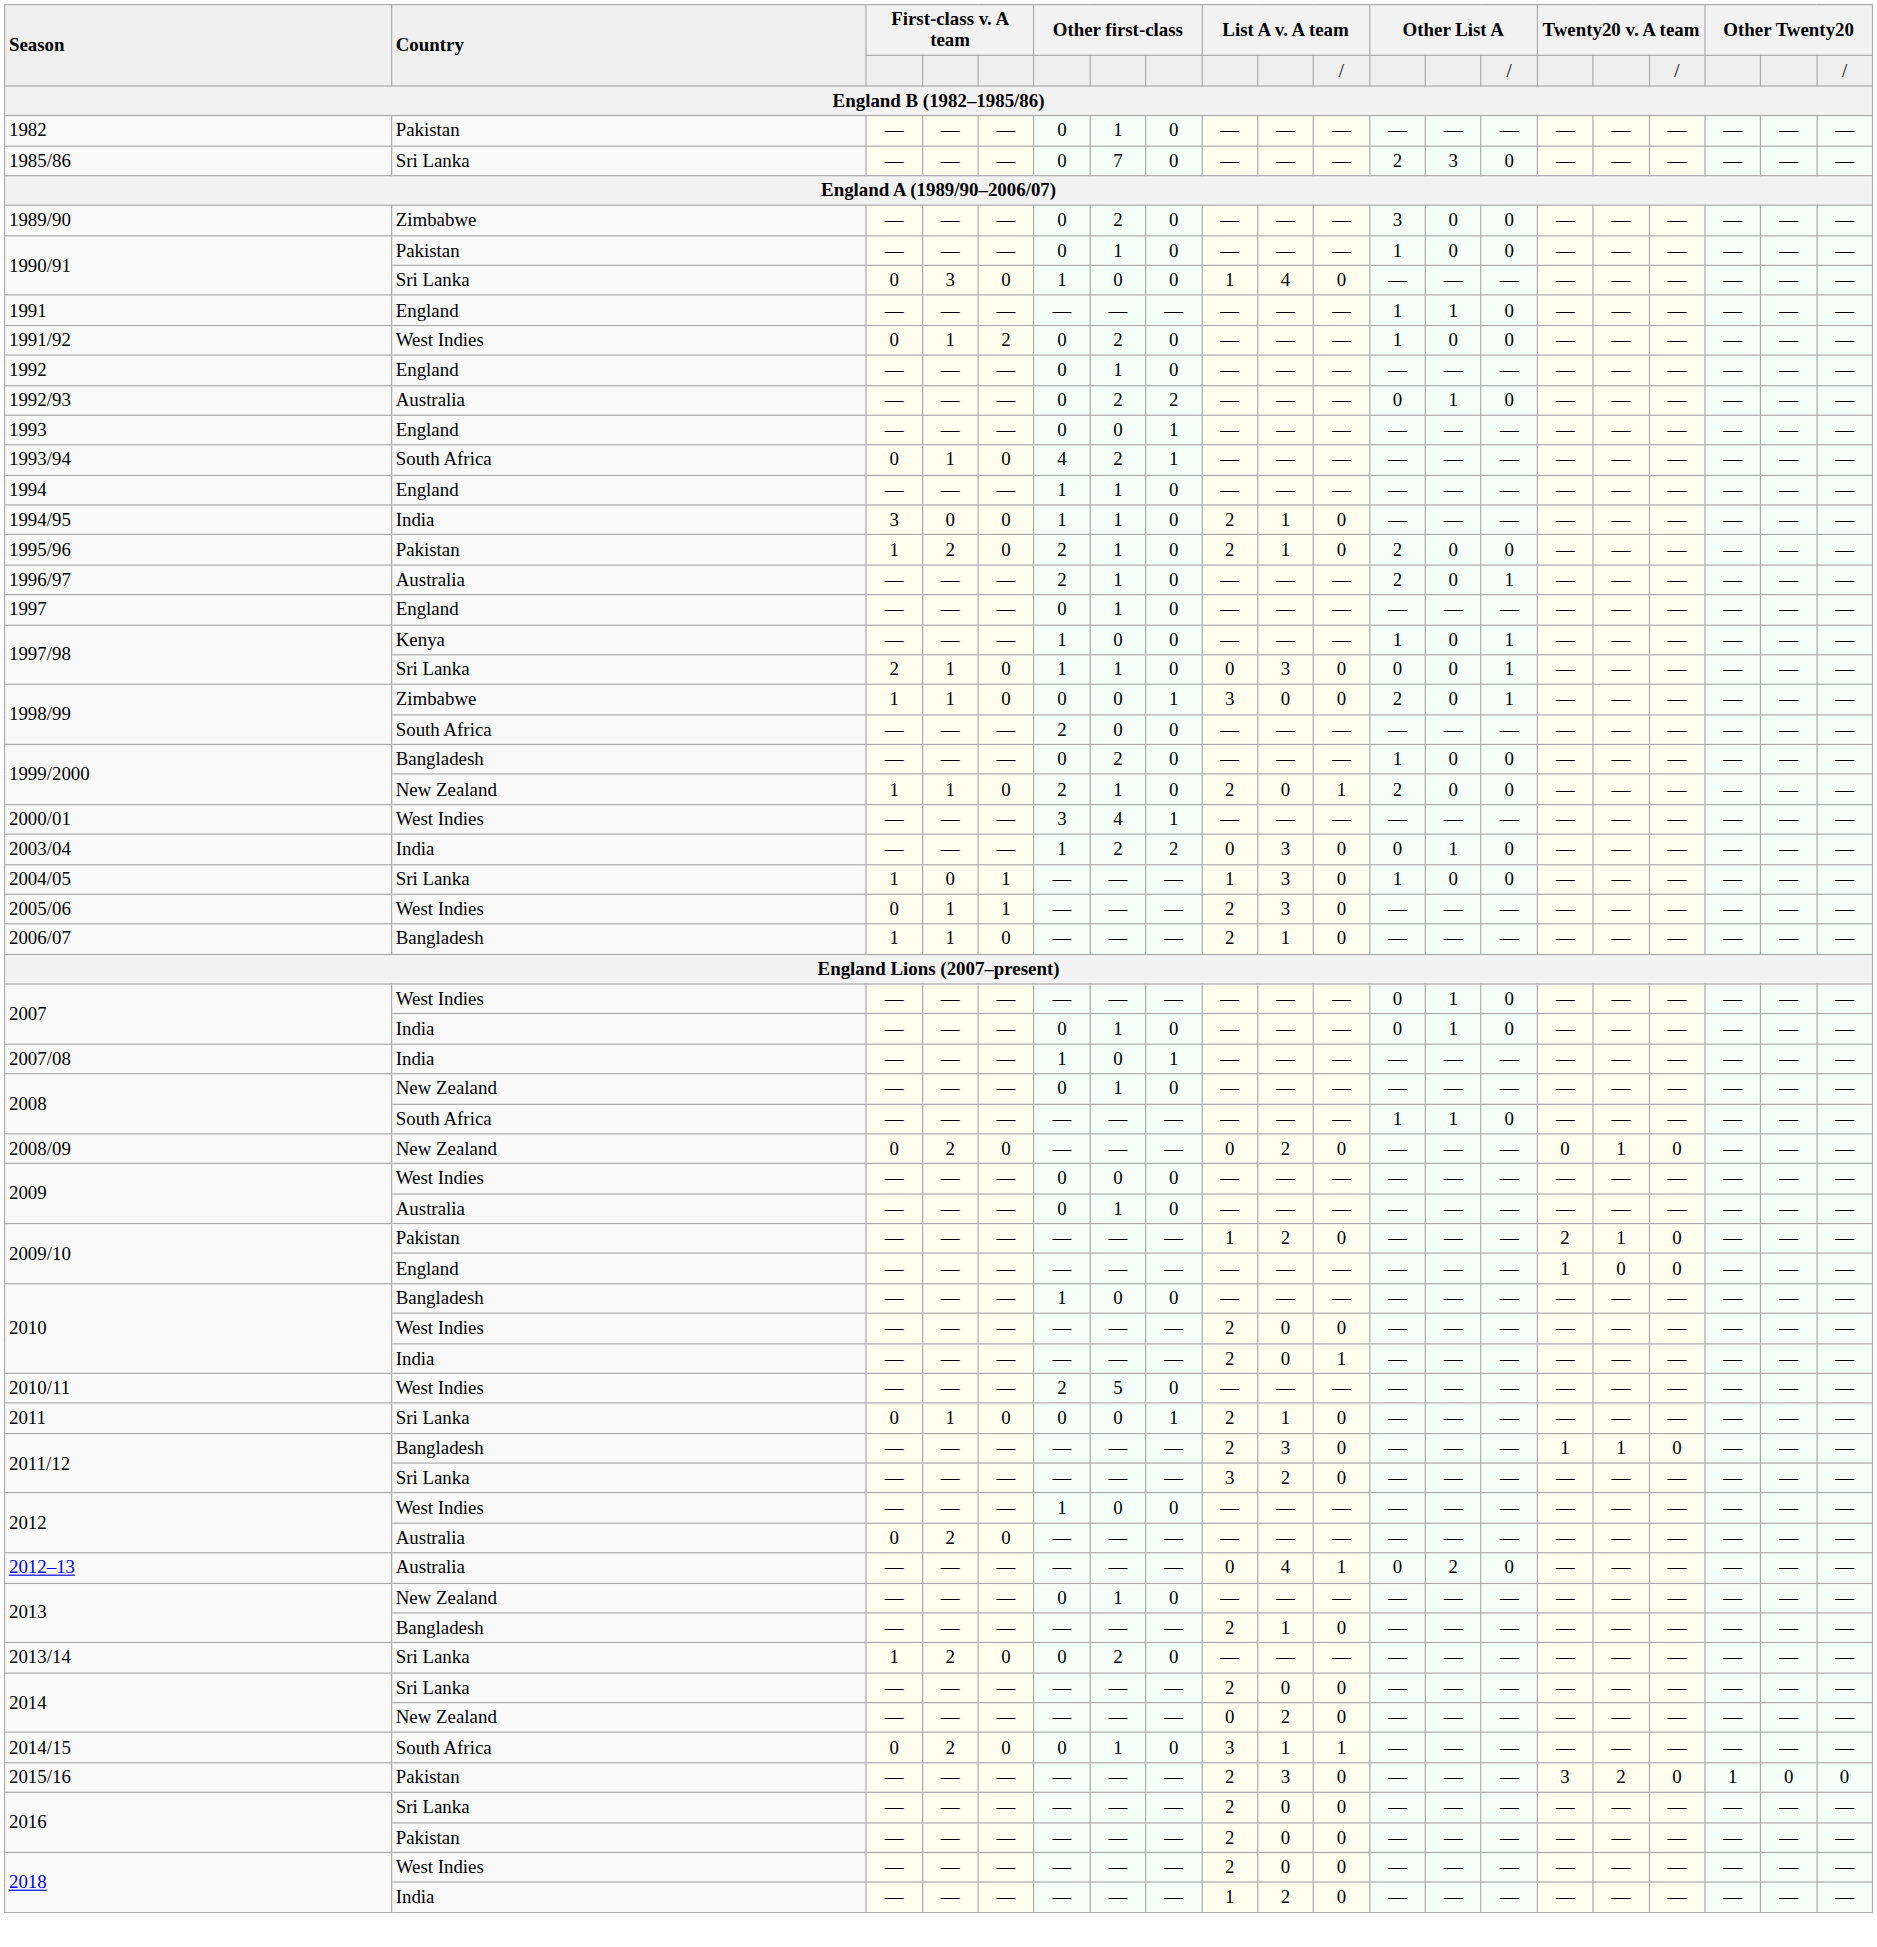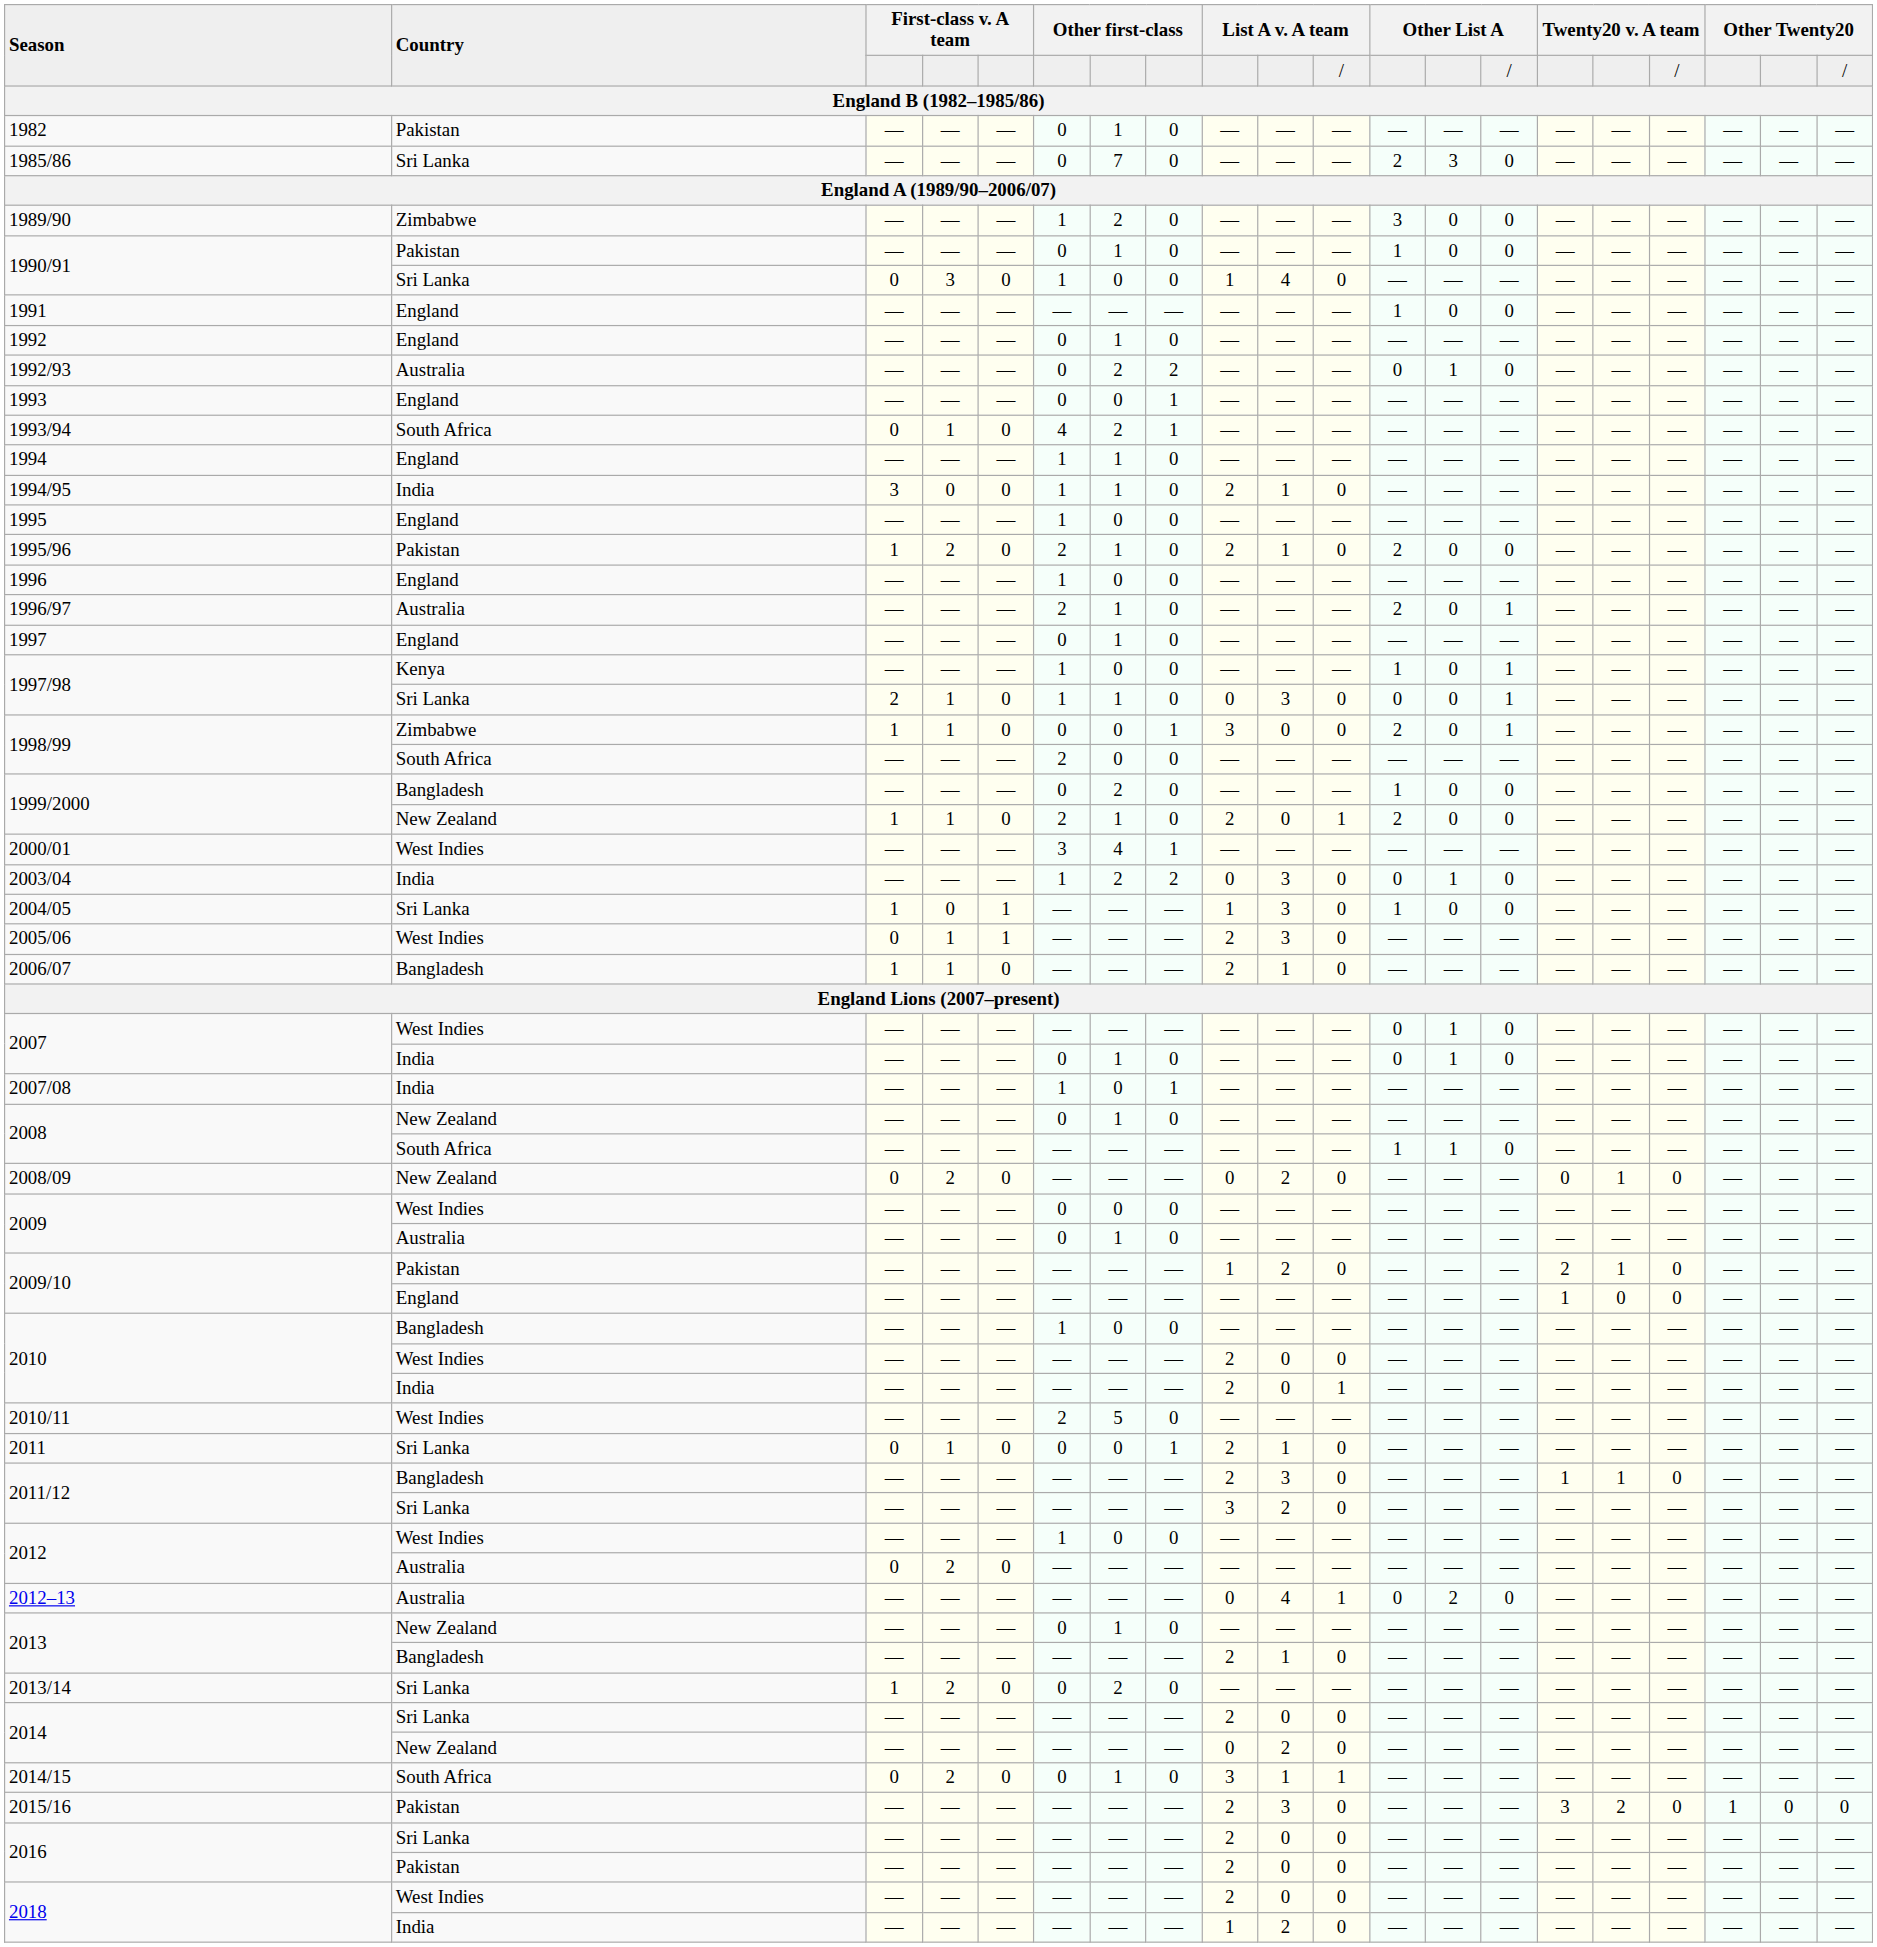(1062, 220) 0 -> (1062, 220) 1
(1453, 310) 1 -> (1453, 310) 0
- row: (40, 340)
+ row: (28, 519)
+ row: (28, 579)
